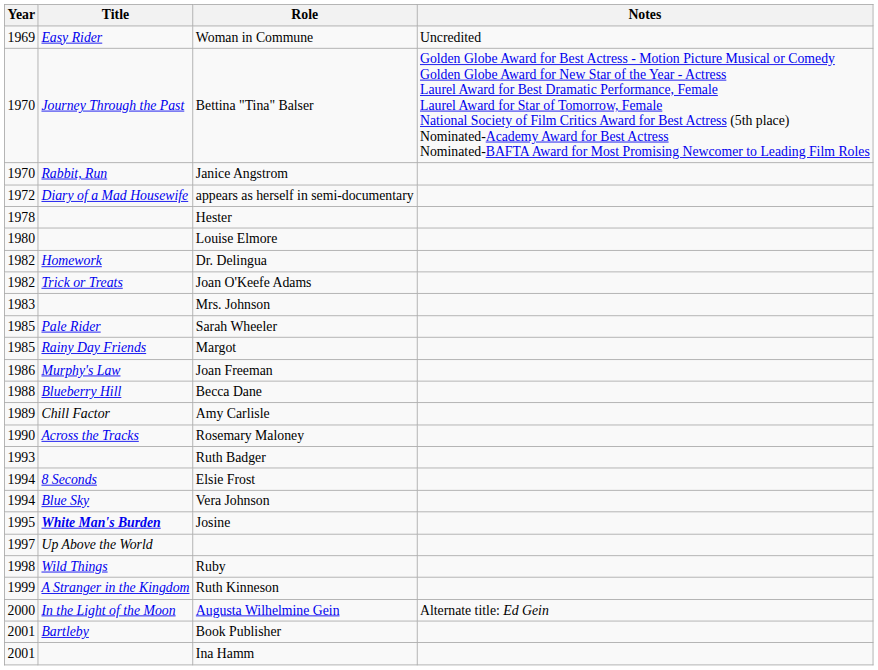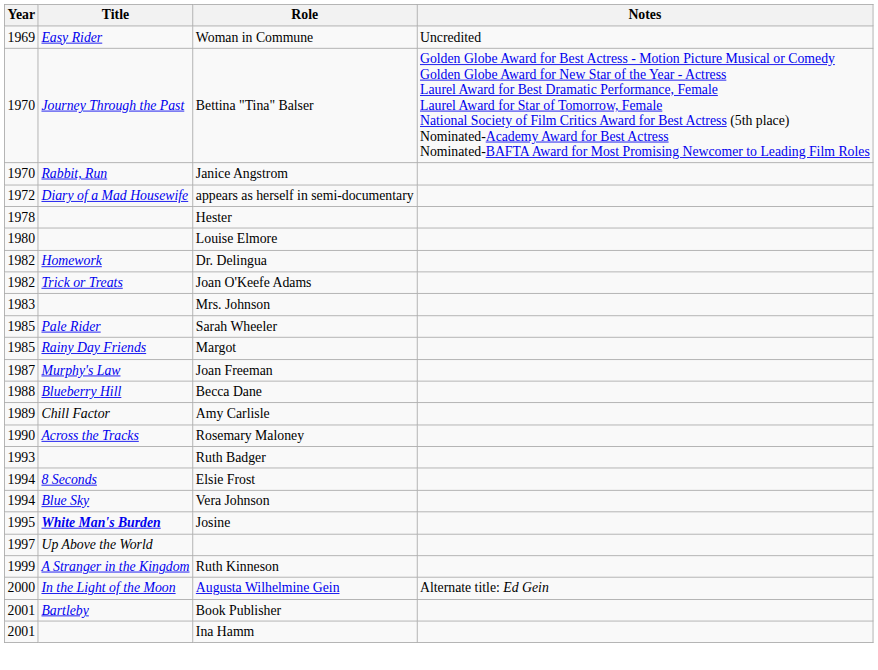(21, 370) 1986 -> (21, 370) 1987
- row: (211, 566)
